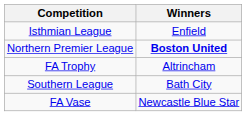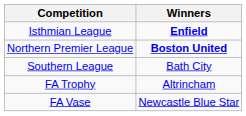(189, 31) normal -> (189, 31) bold
rows swapped: (70, 84) <-> (70, 66)
